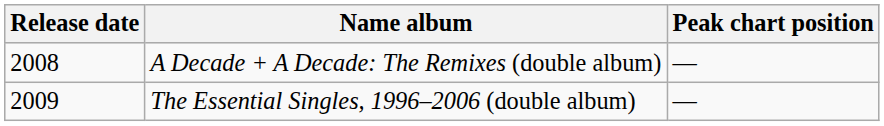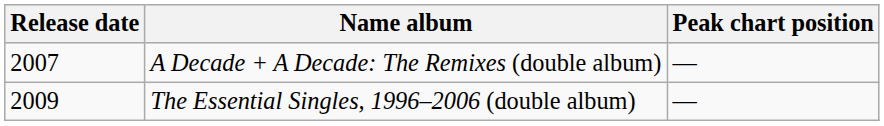(35, 62) 2008 -> (35, 62) 2007
